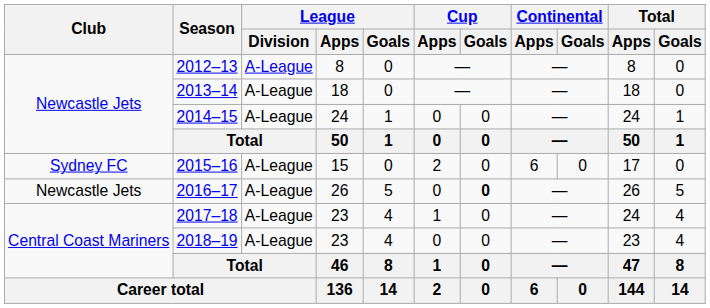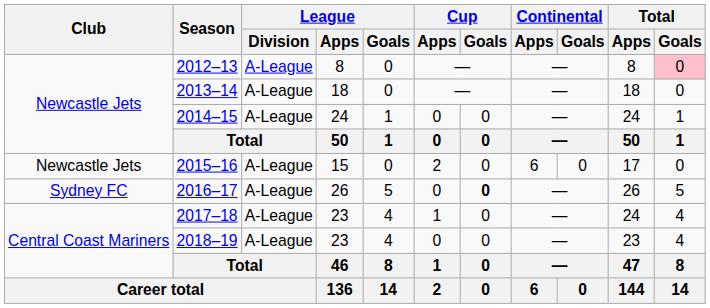(680, 66) no background -> (680, 66) pink background
(89, 166) Sydney FC -> (89, 166) Newcastle Jets
(89, 191) Newcastle Jets -> (89, 191) Sydney FC
